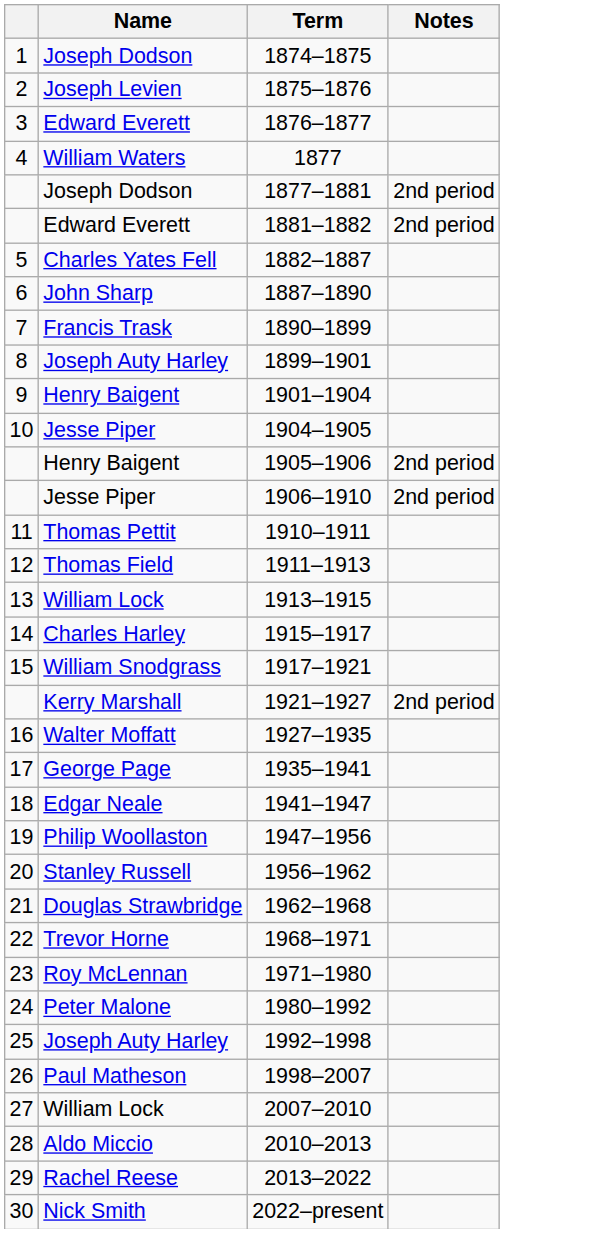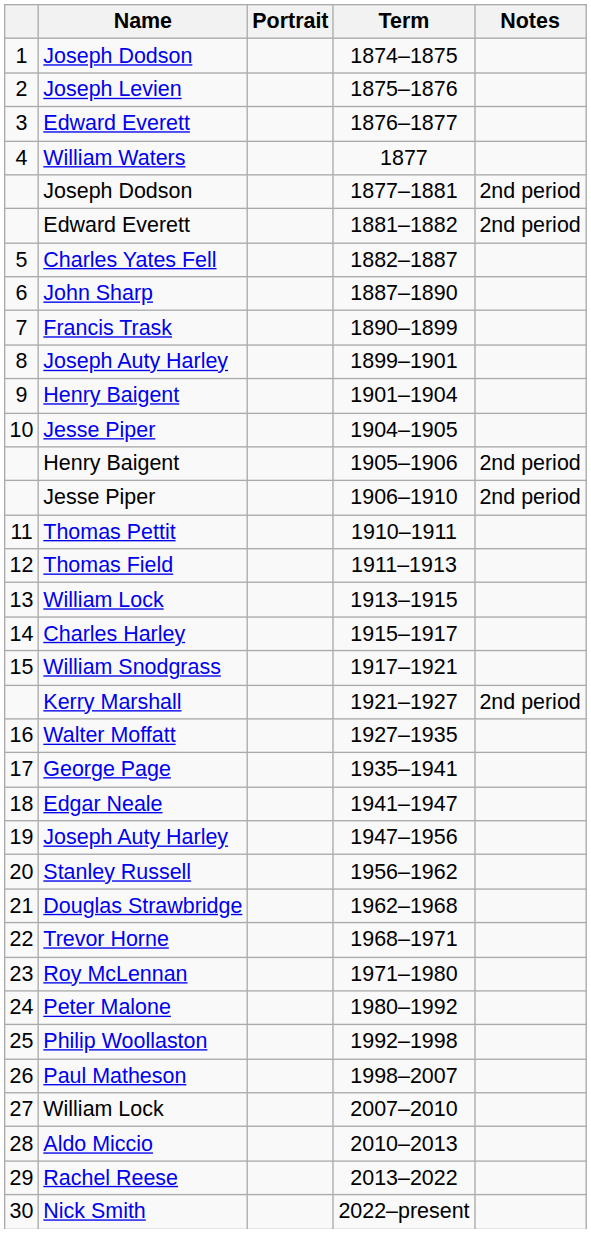+ column: (290, 21)
(125, 837) Philip Woollaston -> (136, 837) Joseph Auty Harley
(136, 1041) Joseph Auty Harley -> (125, 1041) Philip Woollaston
